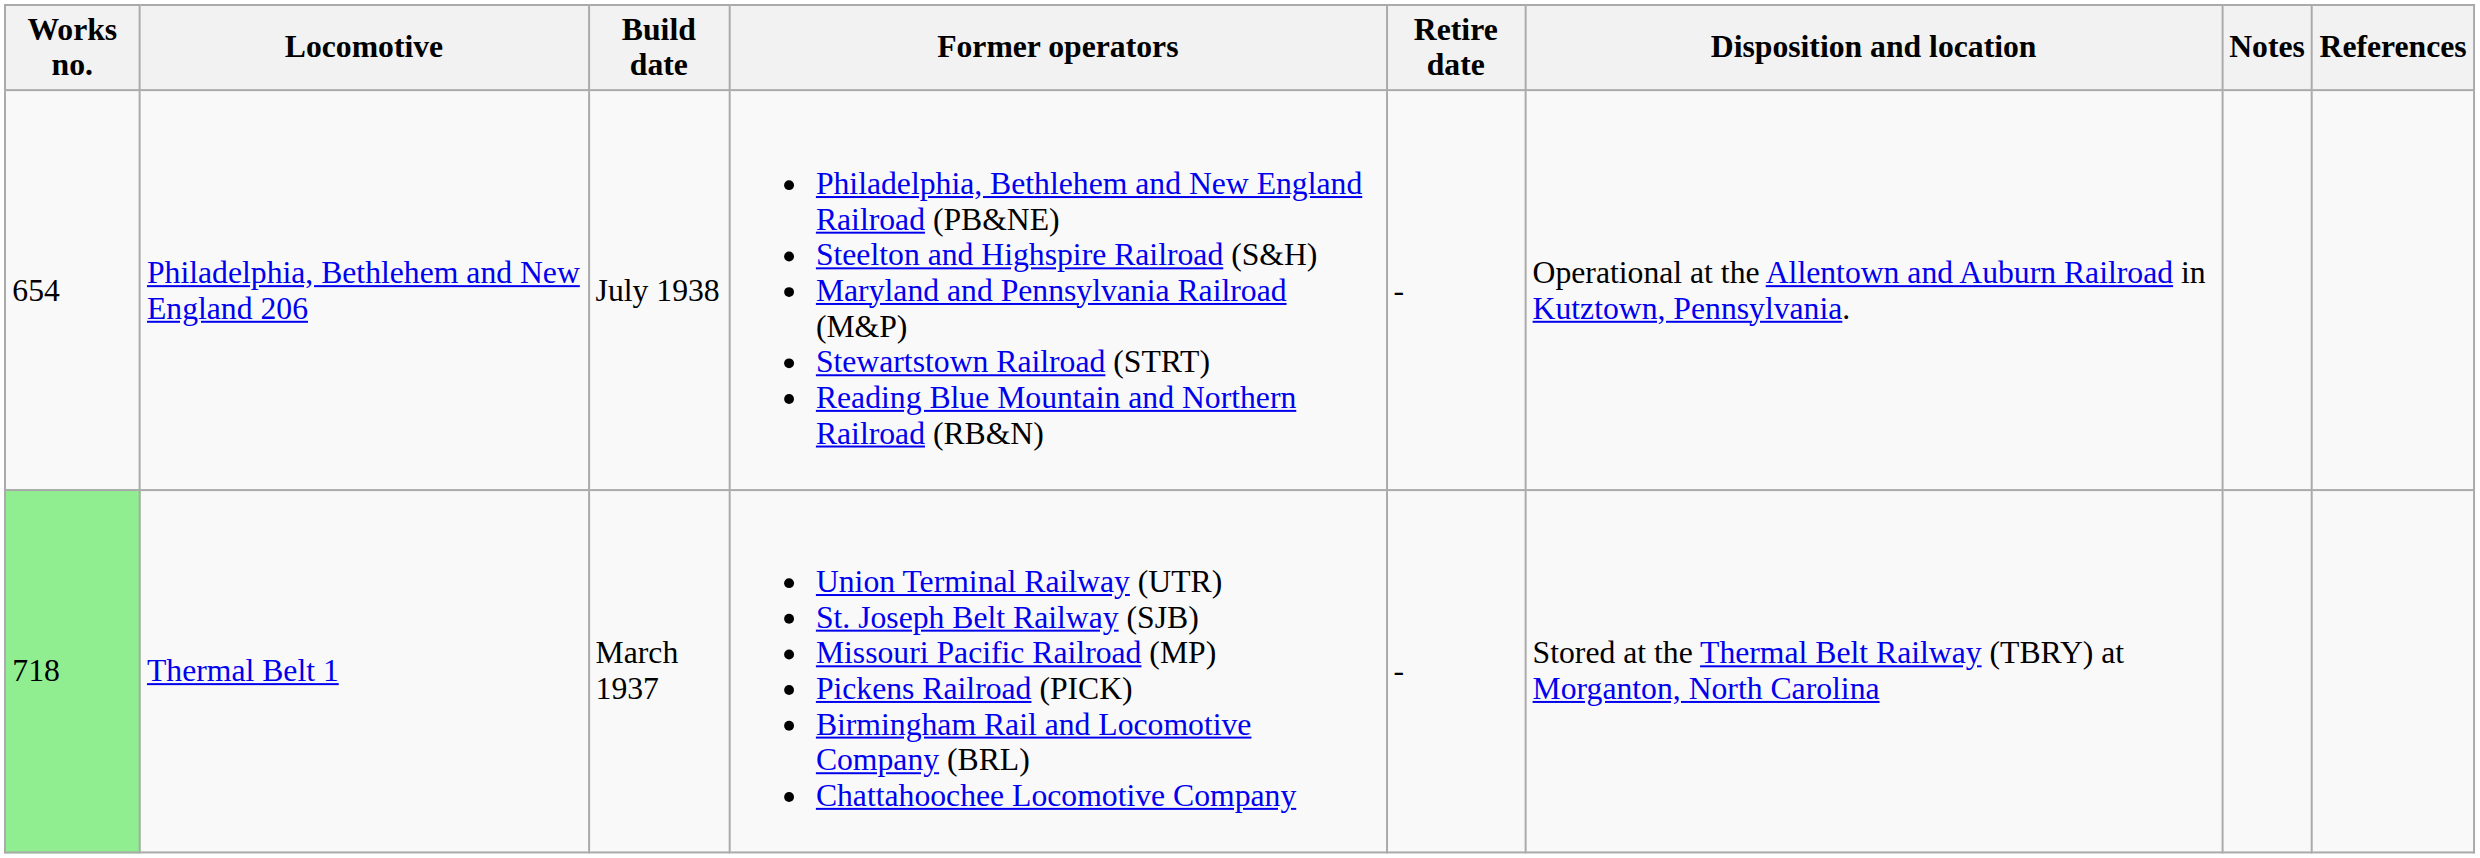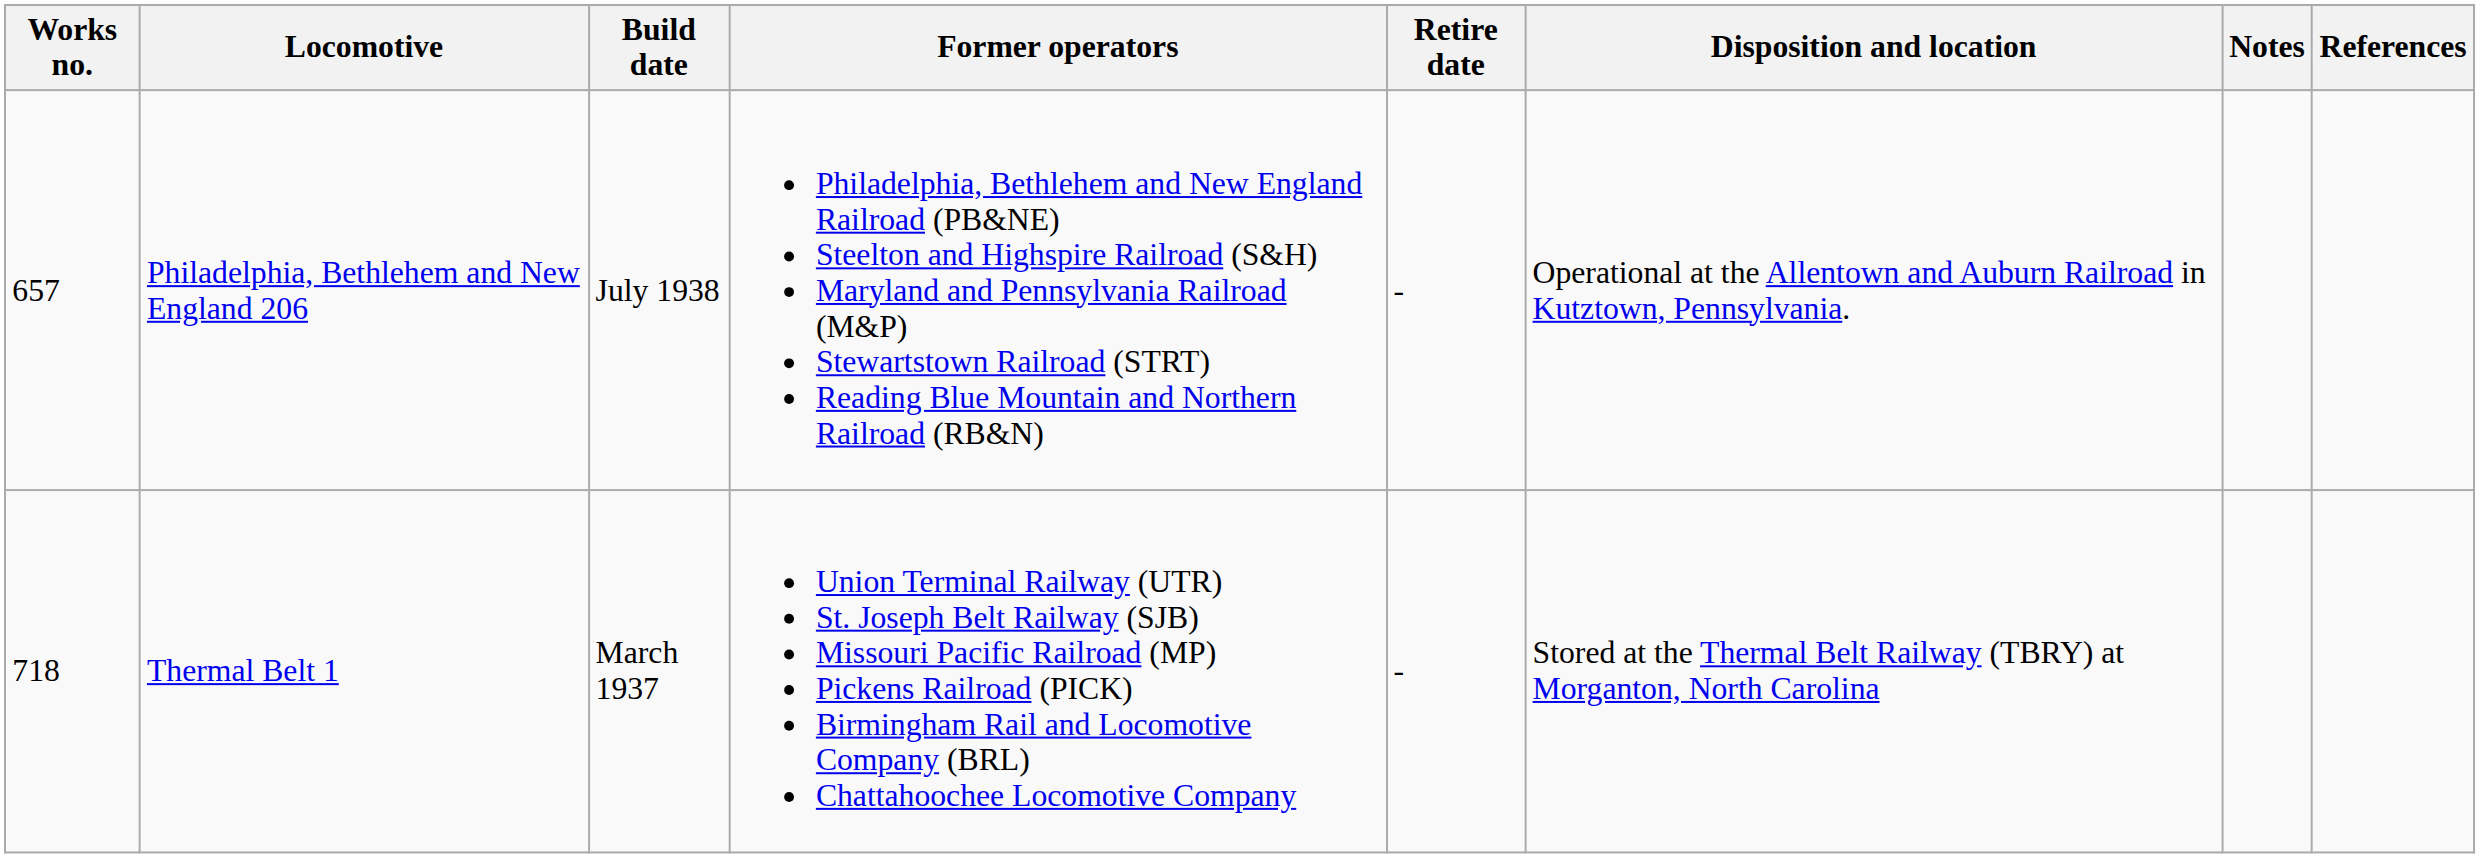(36, 289) 654 -> (36, 289) 657
(36, 670) lightgreen background -> (36, 670) no background
